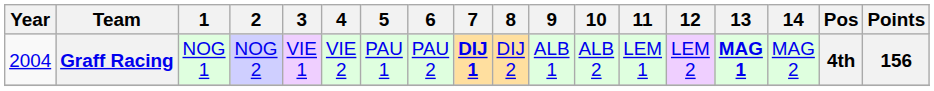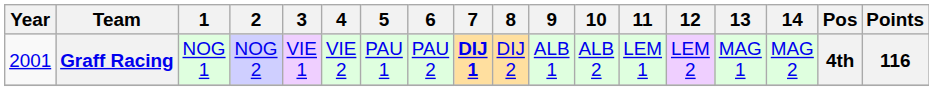(30, 59) 2004 -> (30, 59) 2001
(741, 59) bold -> (740, 59) normal
(896, 59) 156 -> (895, 59) 116
